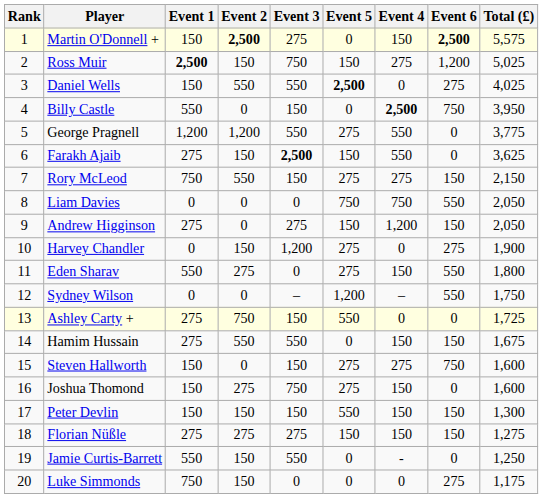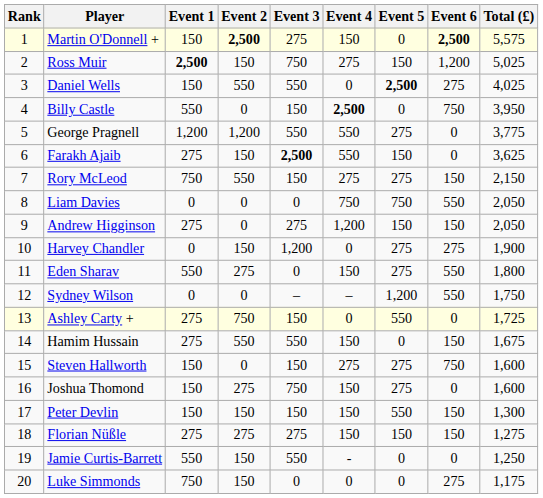columns swapped: (401, 16) <-> (349, 16)
